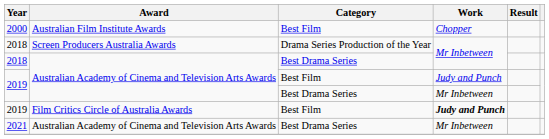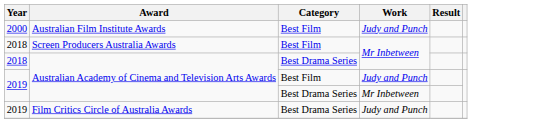(454, 28) Chopper -> (395, 28) Judy and Punch
(356, 45) Drama Series Production of the Year -> (301, 45) Best Film
(301, 110) Best Film -> (319, 110) Best Drama Series
(470, 110) bold -> (395, 110) normal
- row: (17, 126)
